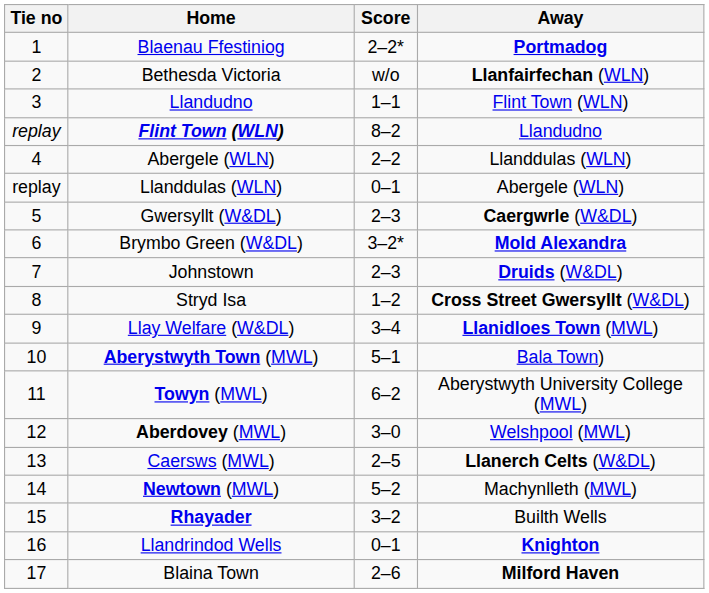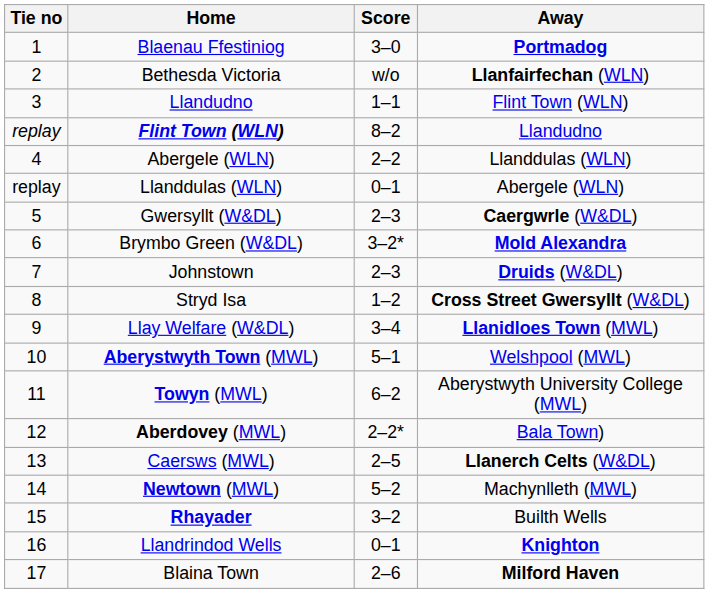(386, 46) 2–2* -> (386, 46) 3–0
(560, 356) Bala Town) -> (560, 356) Welshpool (MWL)
(386, 432) 3–0 -> (386, 432) 2–2*
(560, 432) Welshpool (MWL) -> (560, 432) Bala Town)
